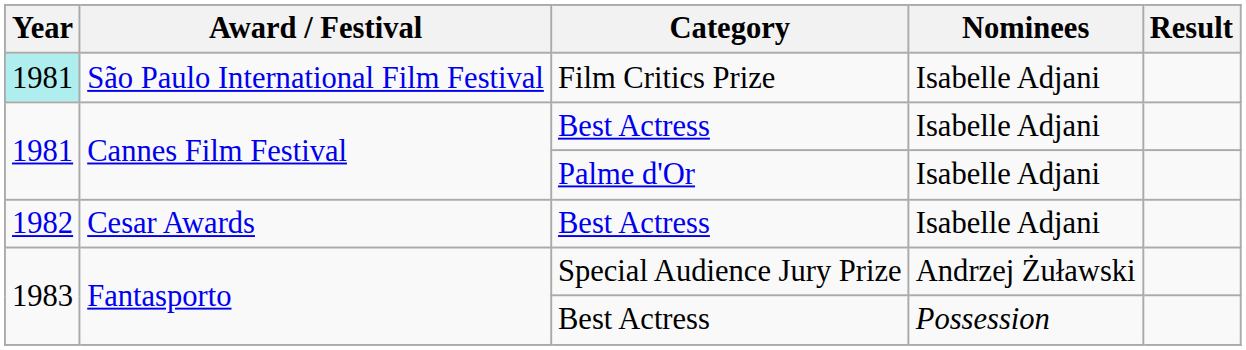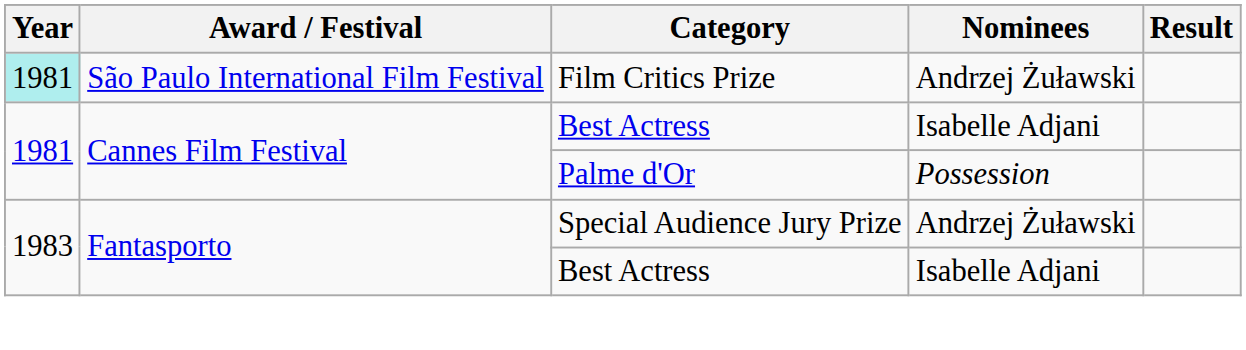(1008, 77) Isabelle Adjani -> (1026, 77) Andrzej Żuławski
(1008, 174) Isabelle Adjani -> (983, 174) Possession
- row: (171, 222)
(983, 319) Possession -> (1008, 271) Isabelle Adjani
